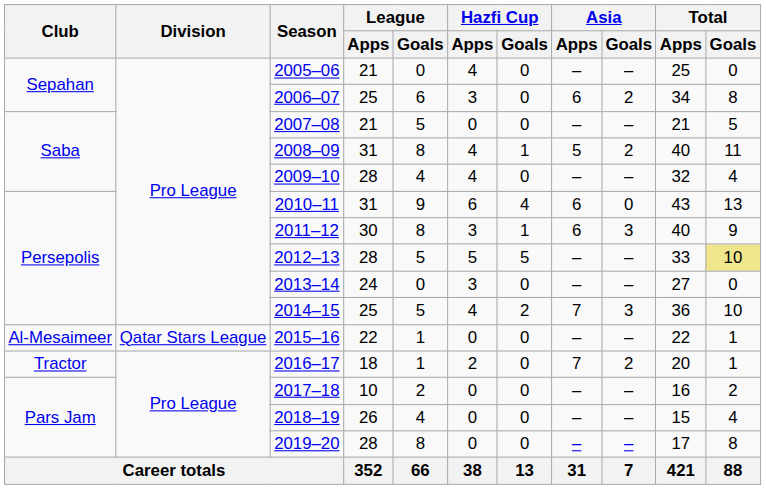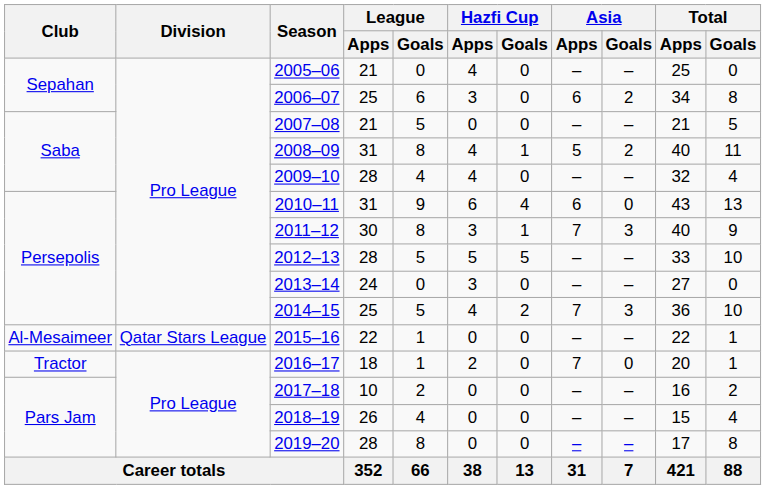(577, 230) 6 -> (577, 230) 7
(733, 257) khaki background -> (733, 257) no background
(629, 364) 2 -> (629, 364) 0
